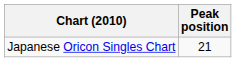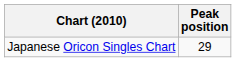(205, 47) 21 -> (205, 47) 29
